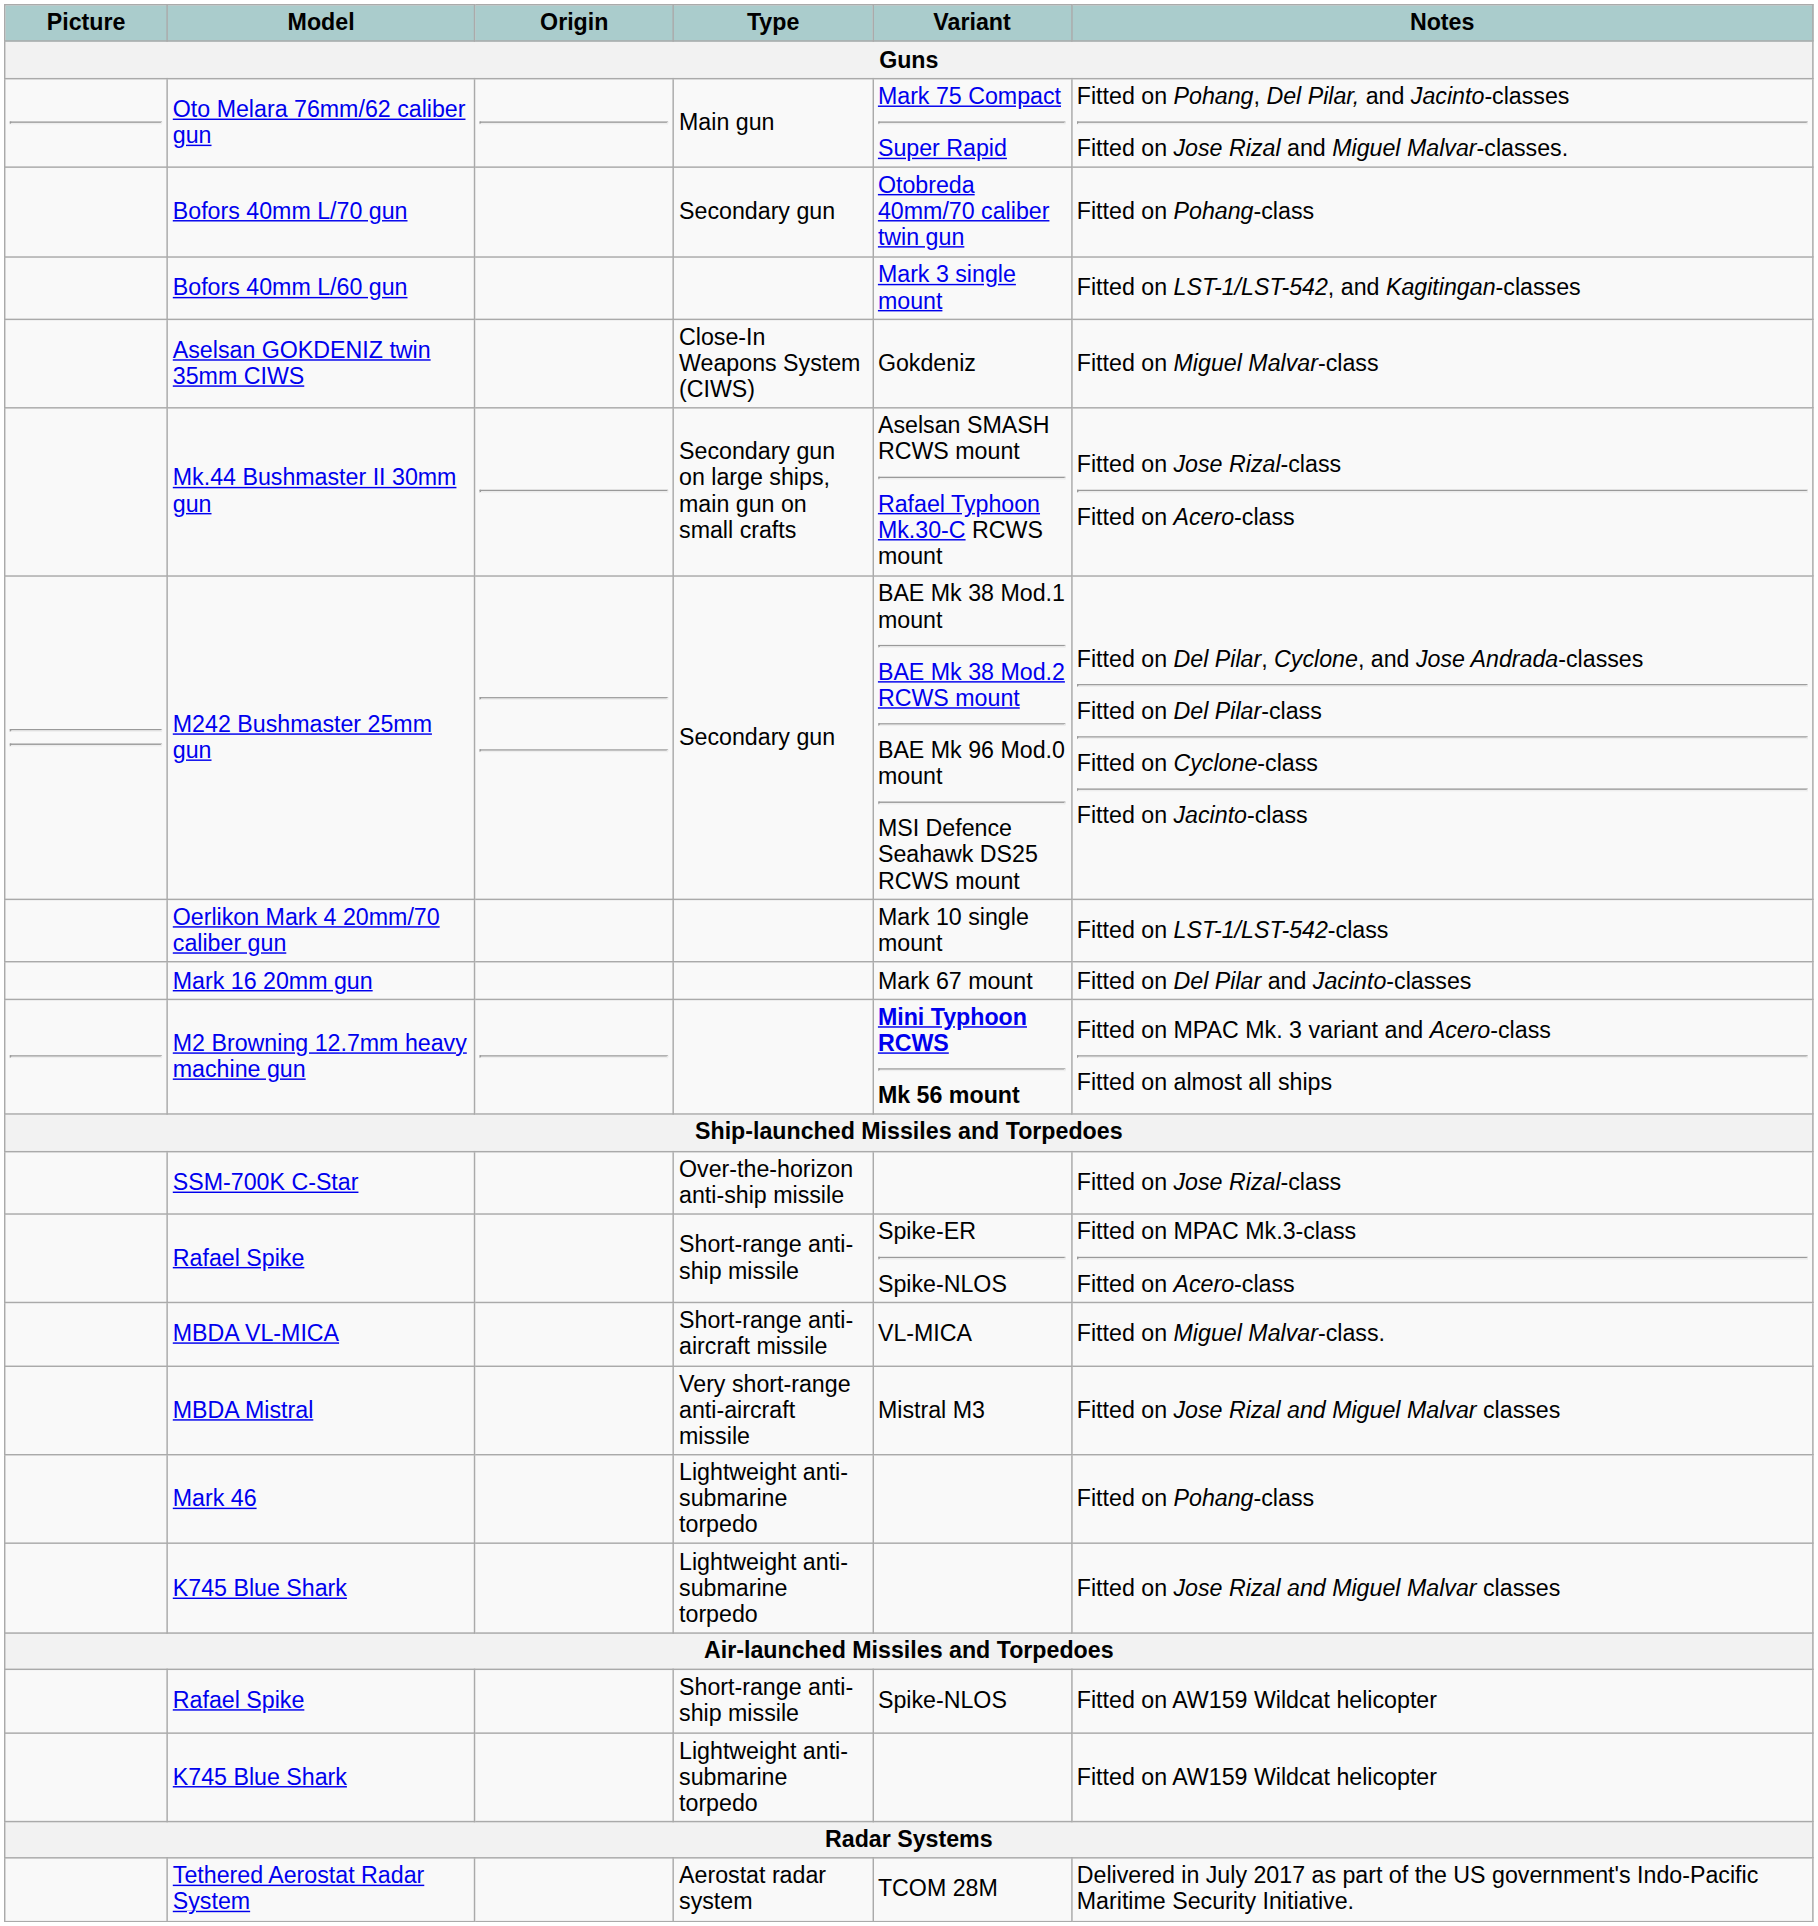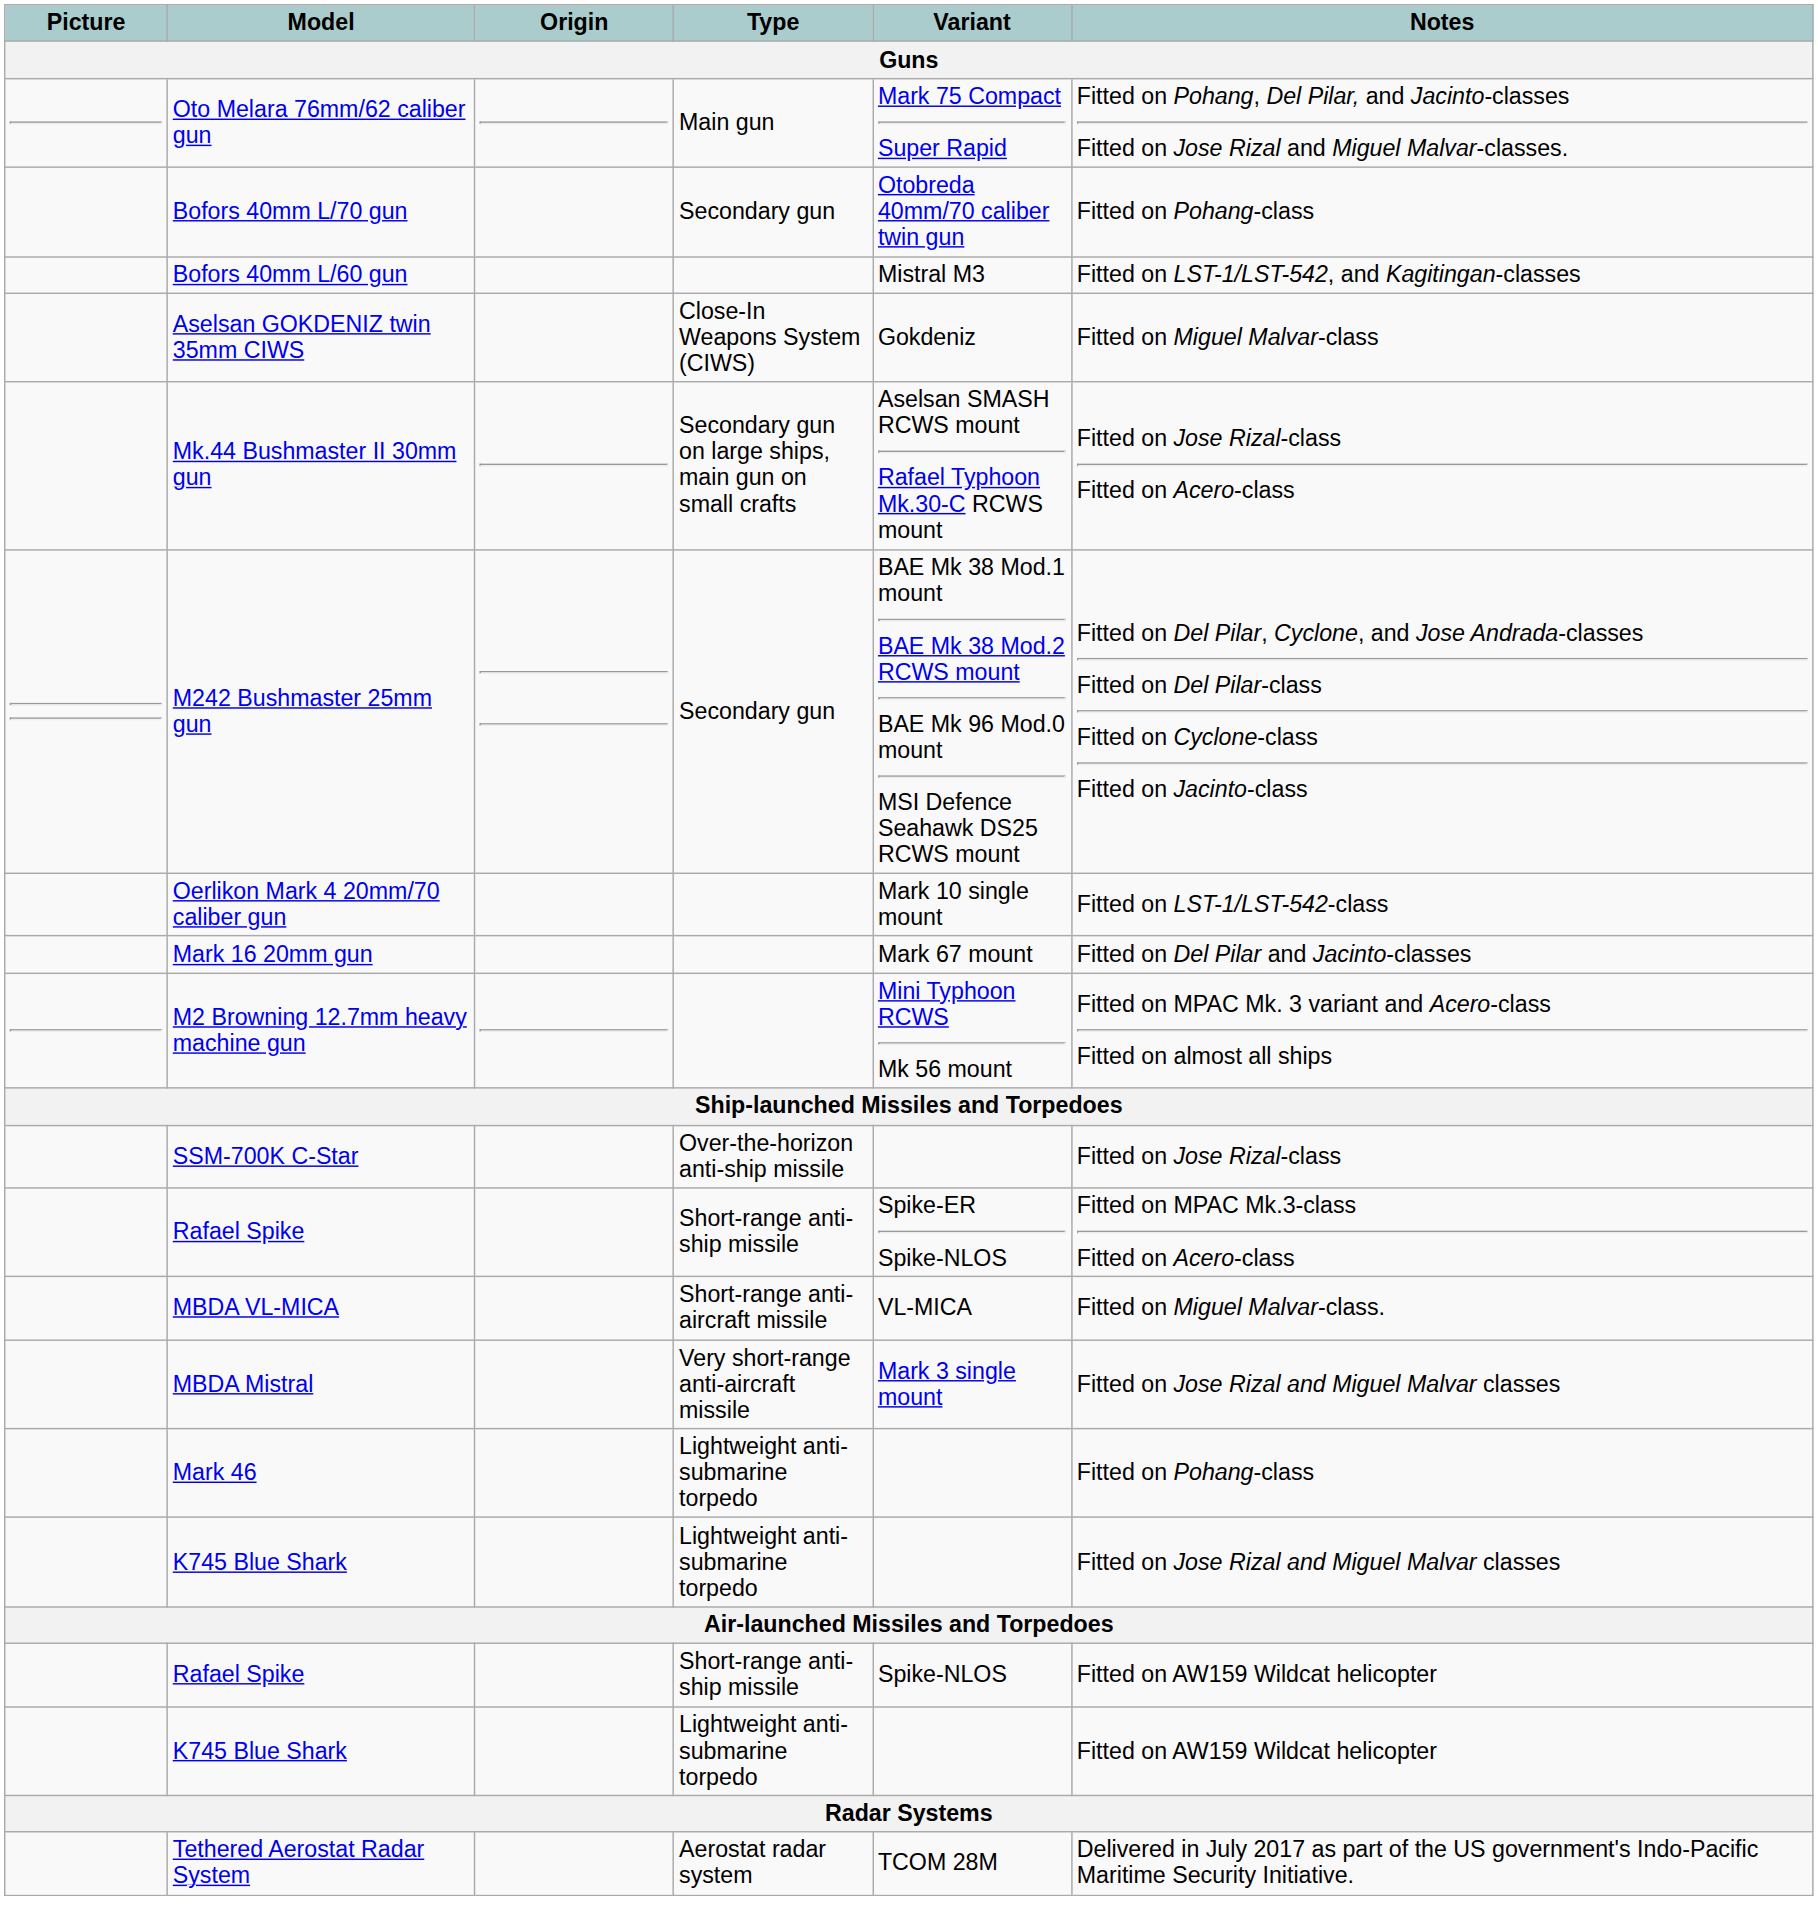(947, 287) Mark 3 single mount -> (931, 274) Mistral M3
(972, 1056) bold -> (972, 1030) normal
(931, 1410) Mistral M3 -> (947, 1383) Mark 3 single mount
